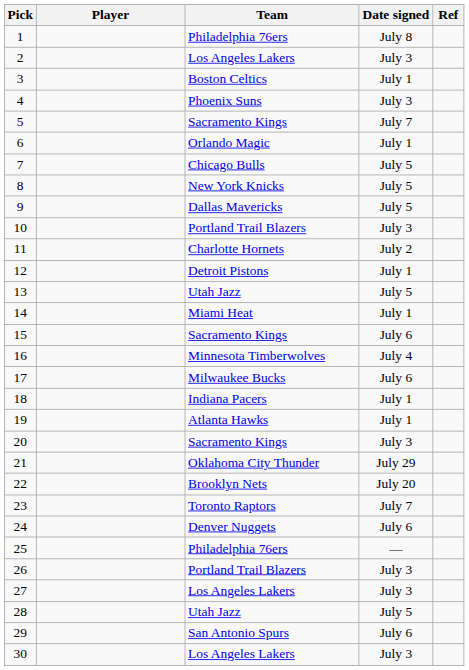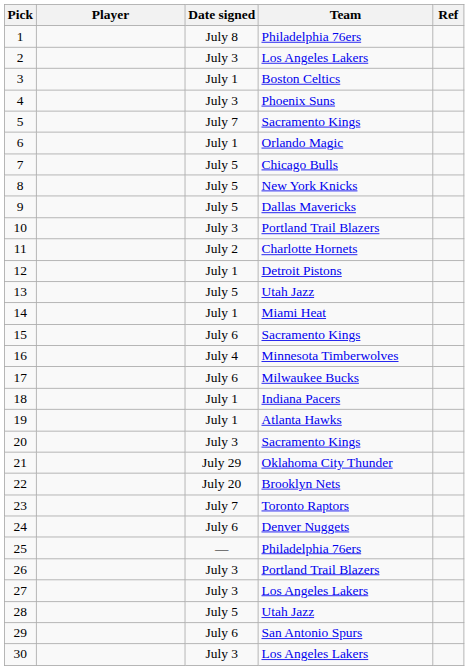columns swapped: (396, 15) <-> (272, 15)
